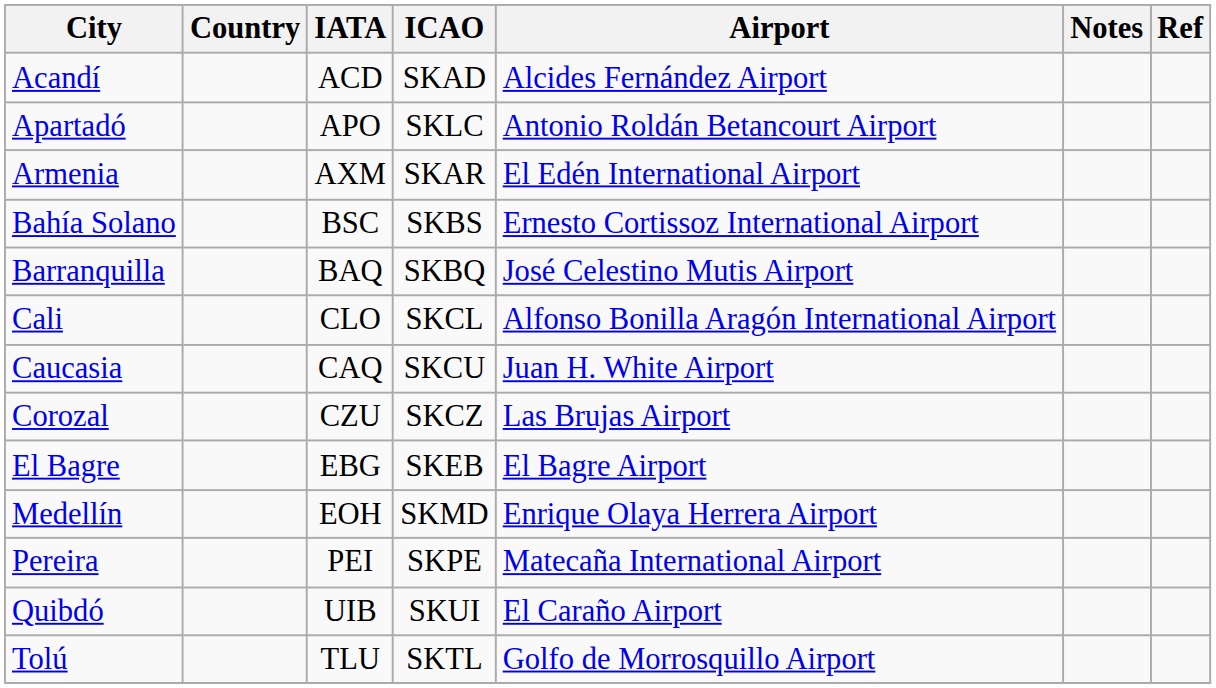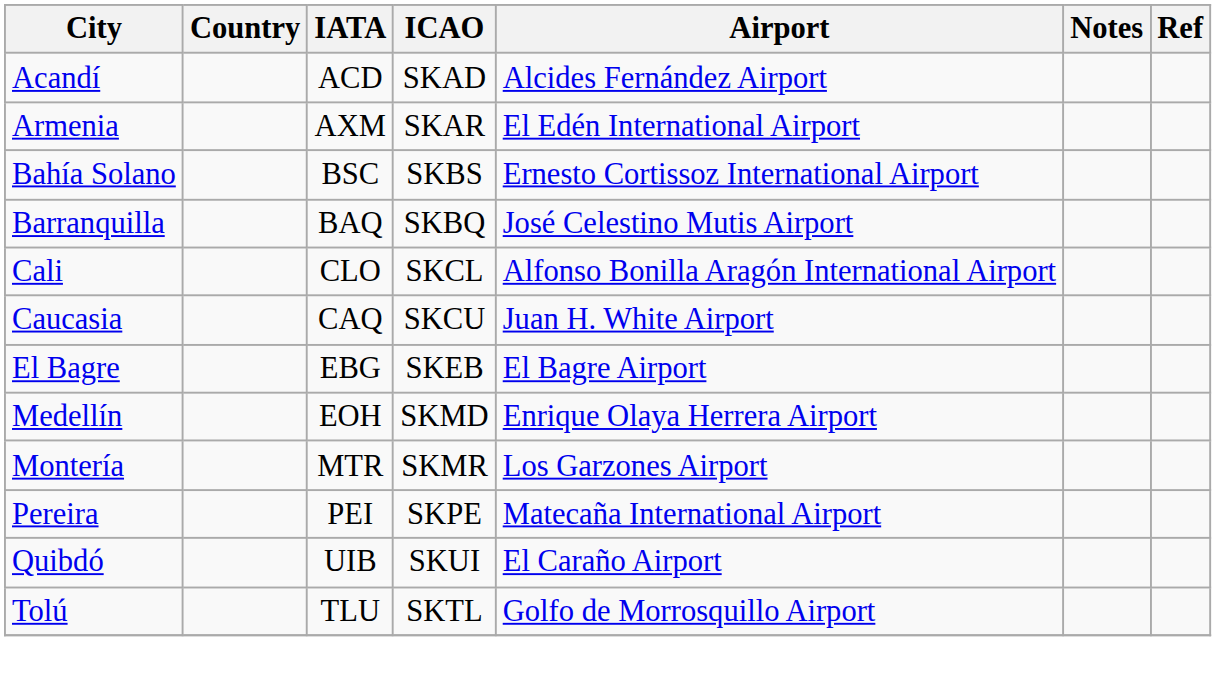- row: (69, 125)
- row: (60, 416)
+ row: (68, 464)
